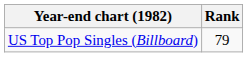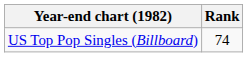(222, 39) 79 -> (222, 39) 74
